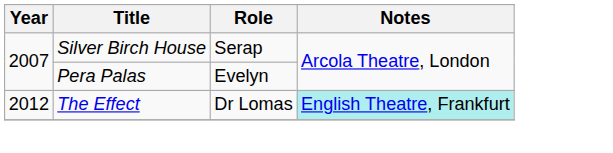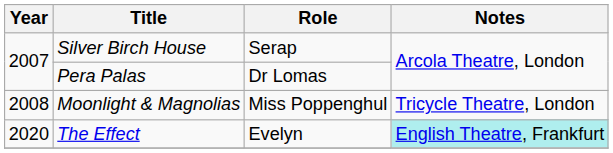(241, 76) Evelyn -> (288, 76) Dr Lomas
+ row: (149, 104)
(29, 104) 2012 -> (29, 133) 2020
(254, 104) Dr Lomas -> (276, 133) Evelyn
